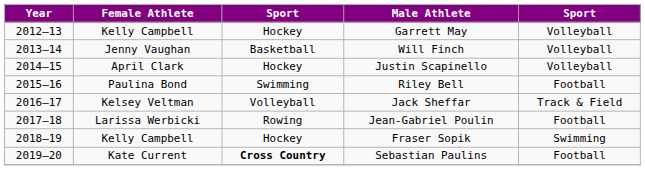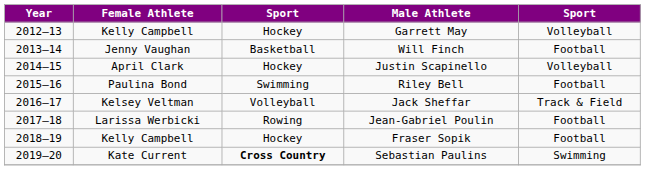(580, 49) Volleyball -> (580, 49) Football
(580, 138) Swimming -> (580, 138) Football
(580, 156) Football -> (580, 156) Swimming
